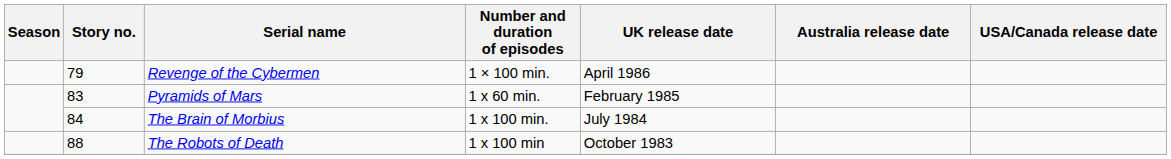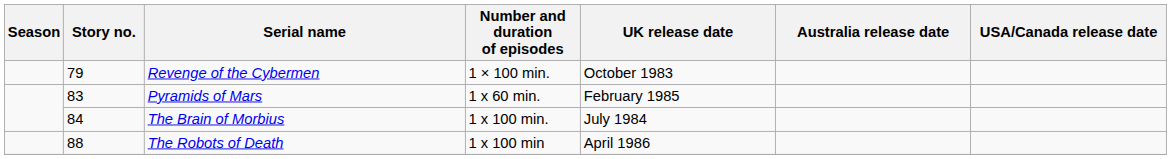(617, 72) April 1986 -> (628, 72) October 1983
(628, 142) October 1983 -> (617, 142) April 1986
